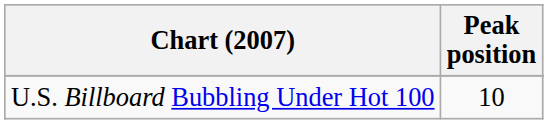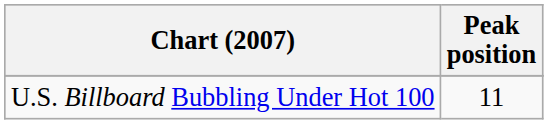(491, 97) 10 -> (491, 97) 11
